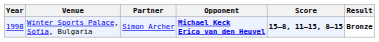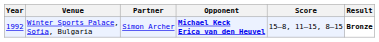(15, 27) 1998 -> (15, 27) 1992
(306, 27) bold -> (306, 27) normal
